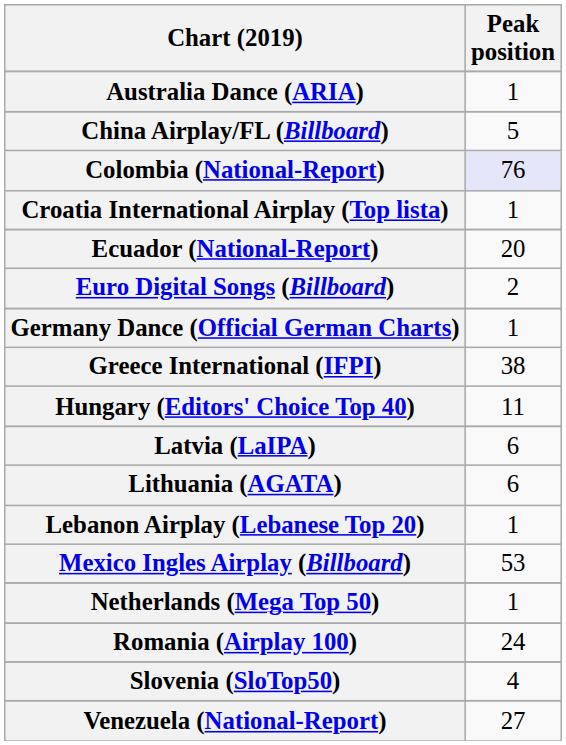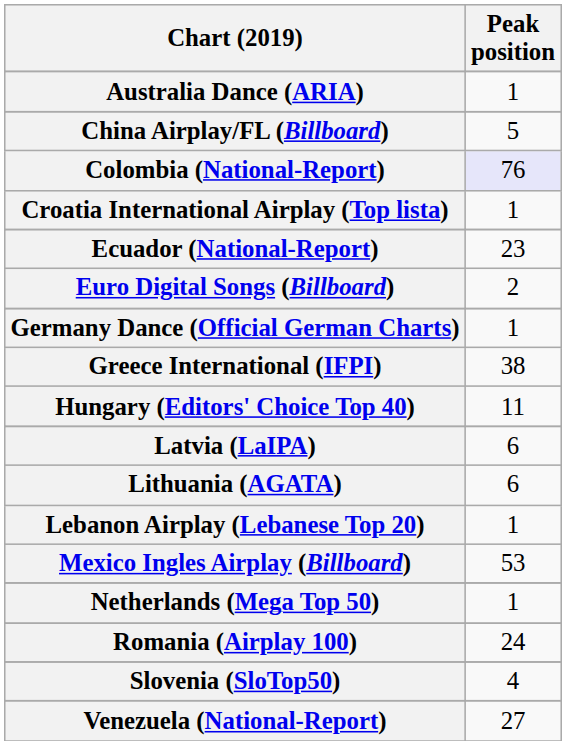(513, 248) 20 -> (513, 248) 23
